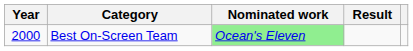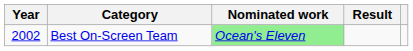(26, 35) 2000 -> (26, 35) 2002
